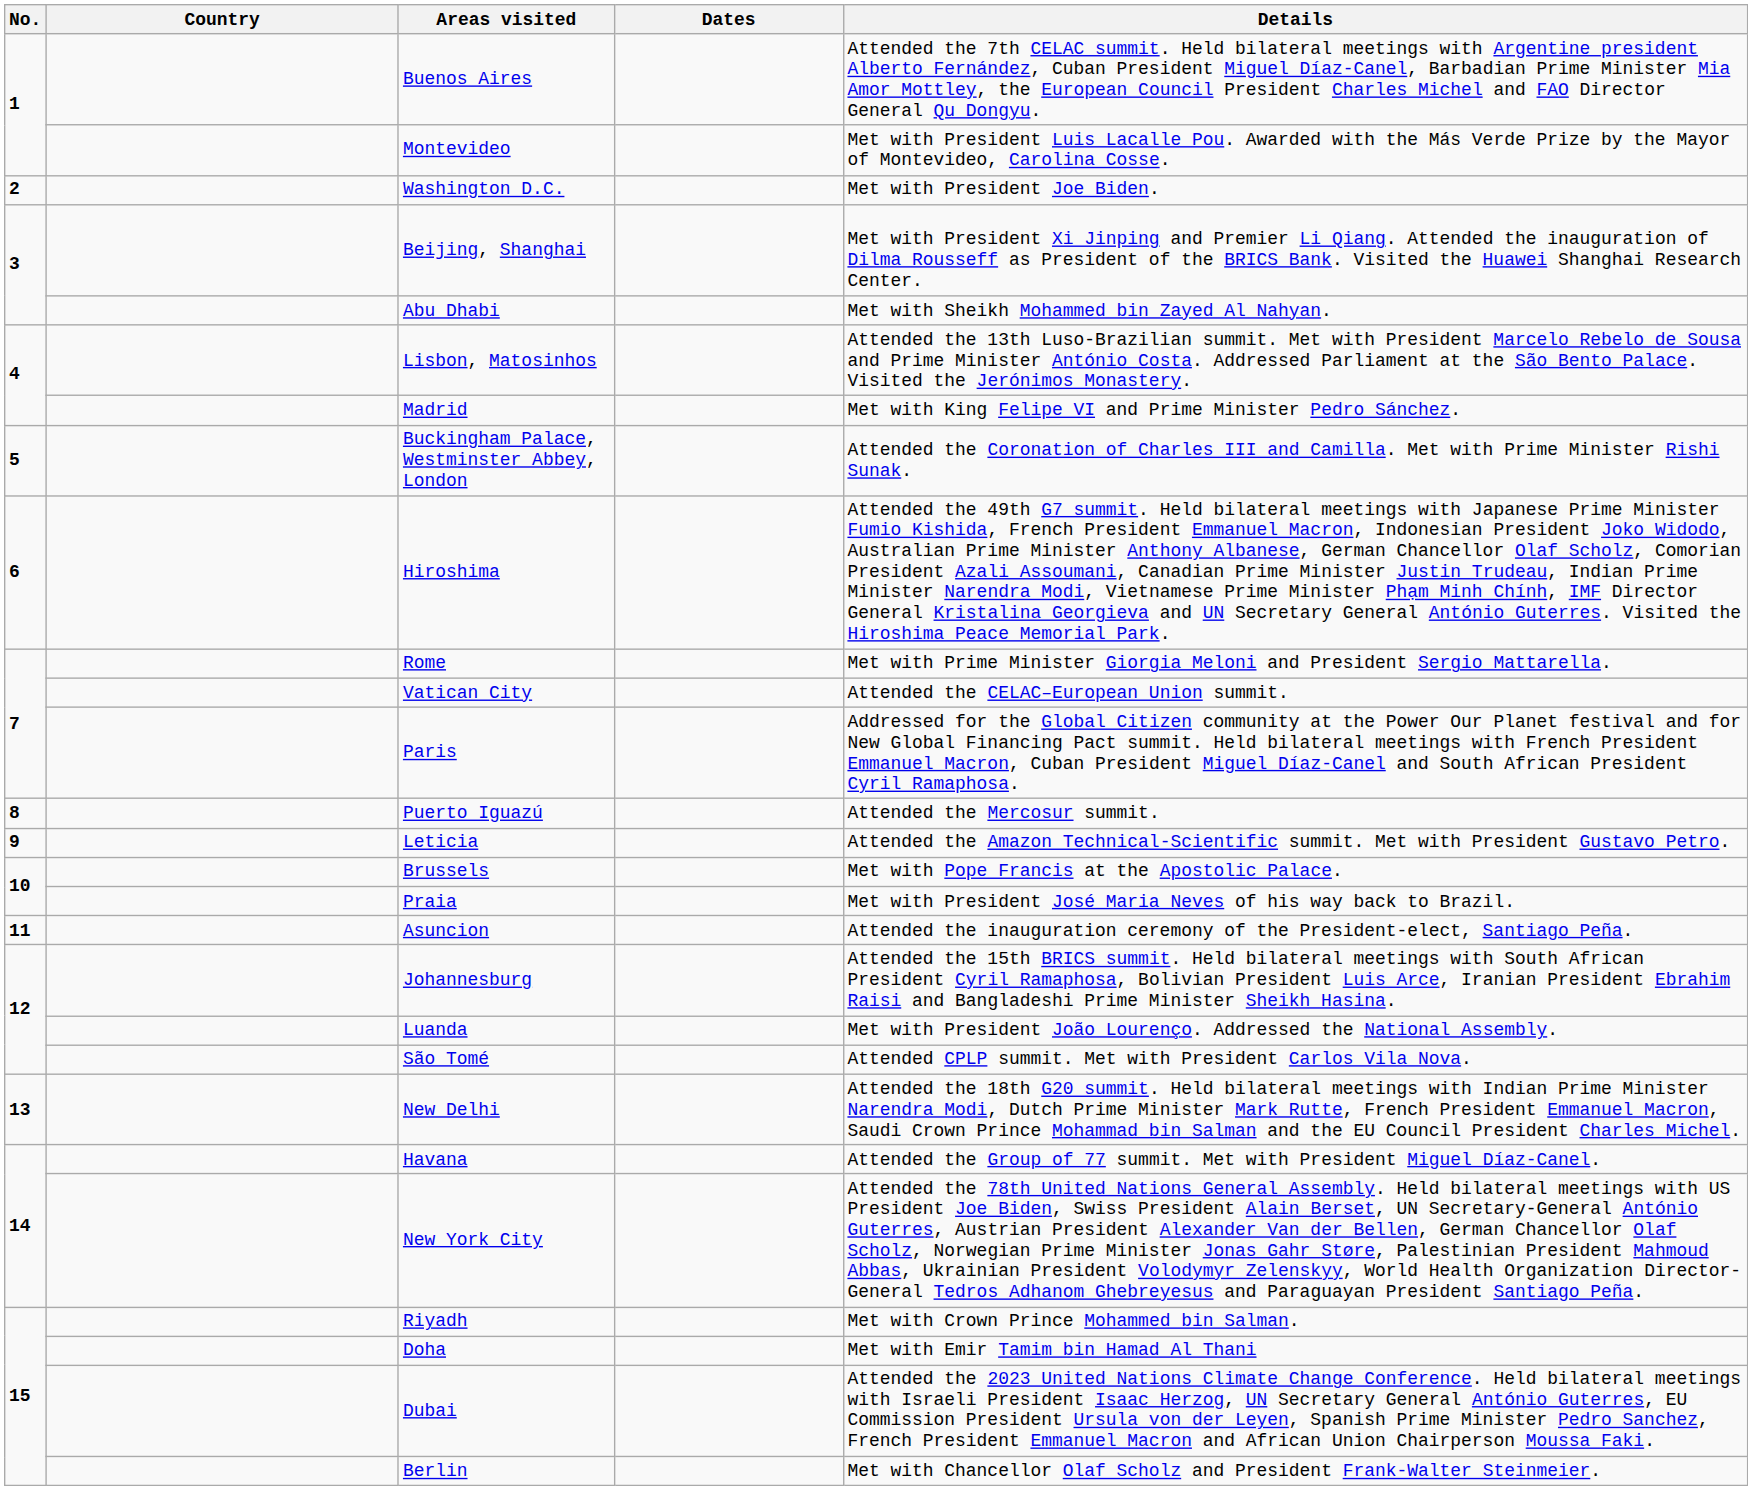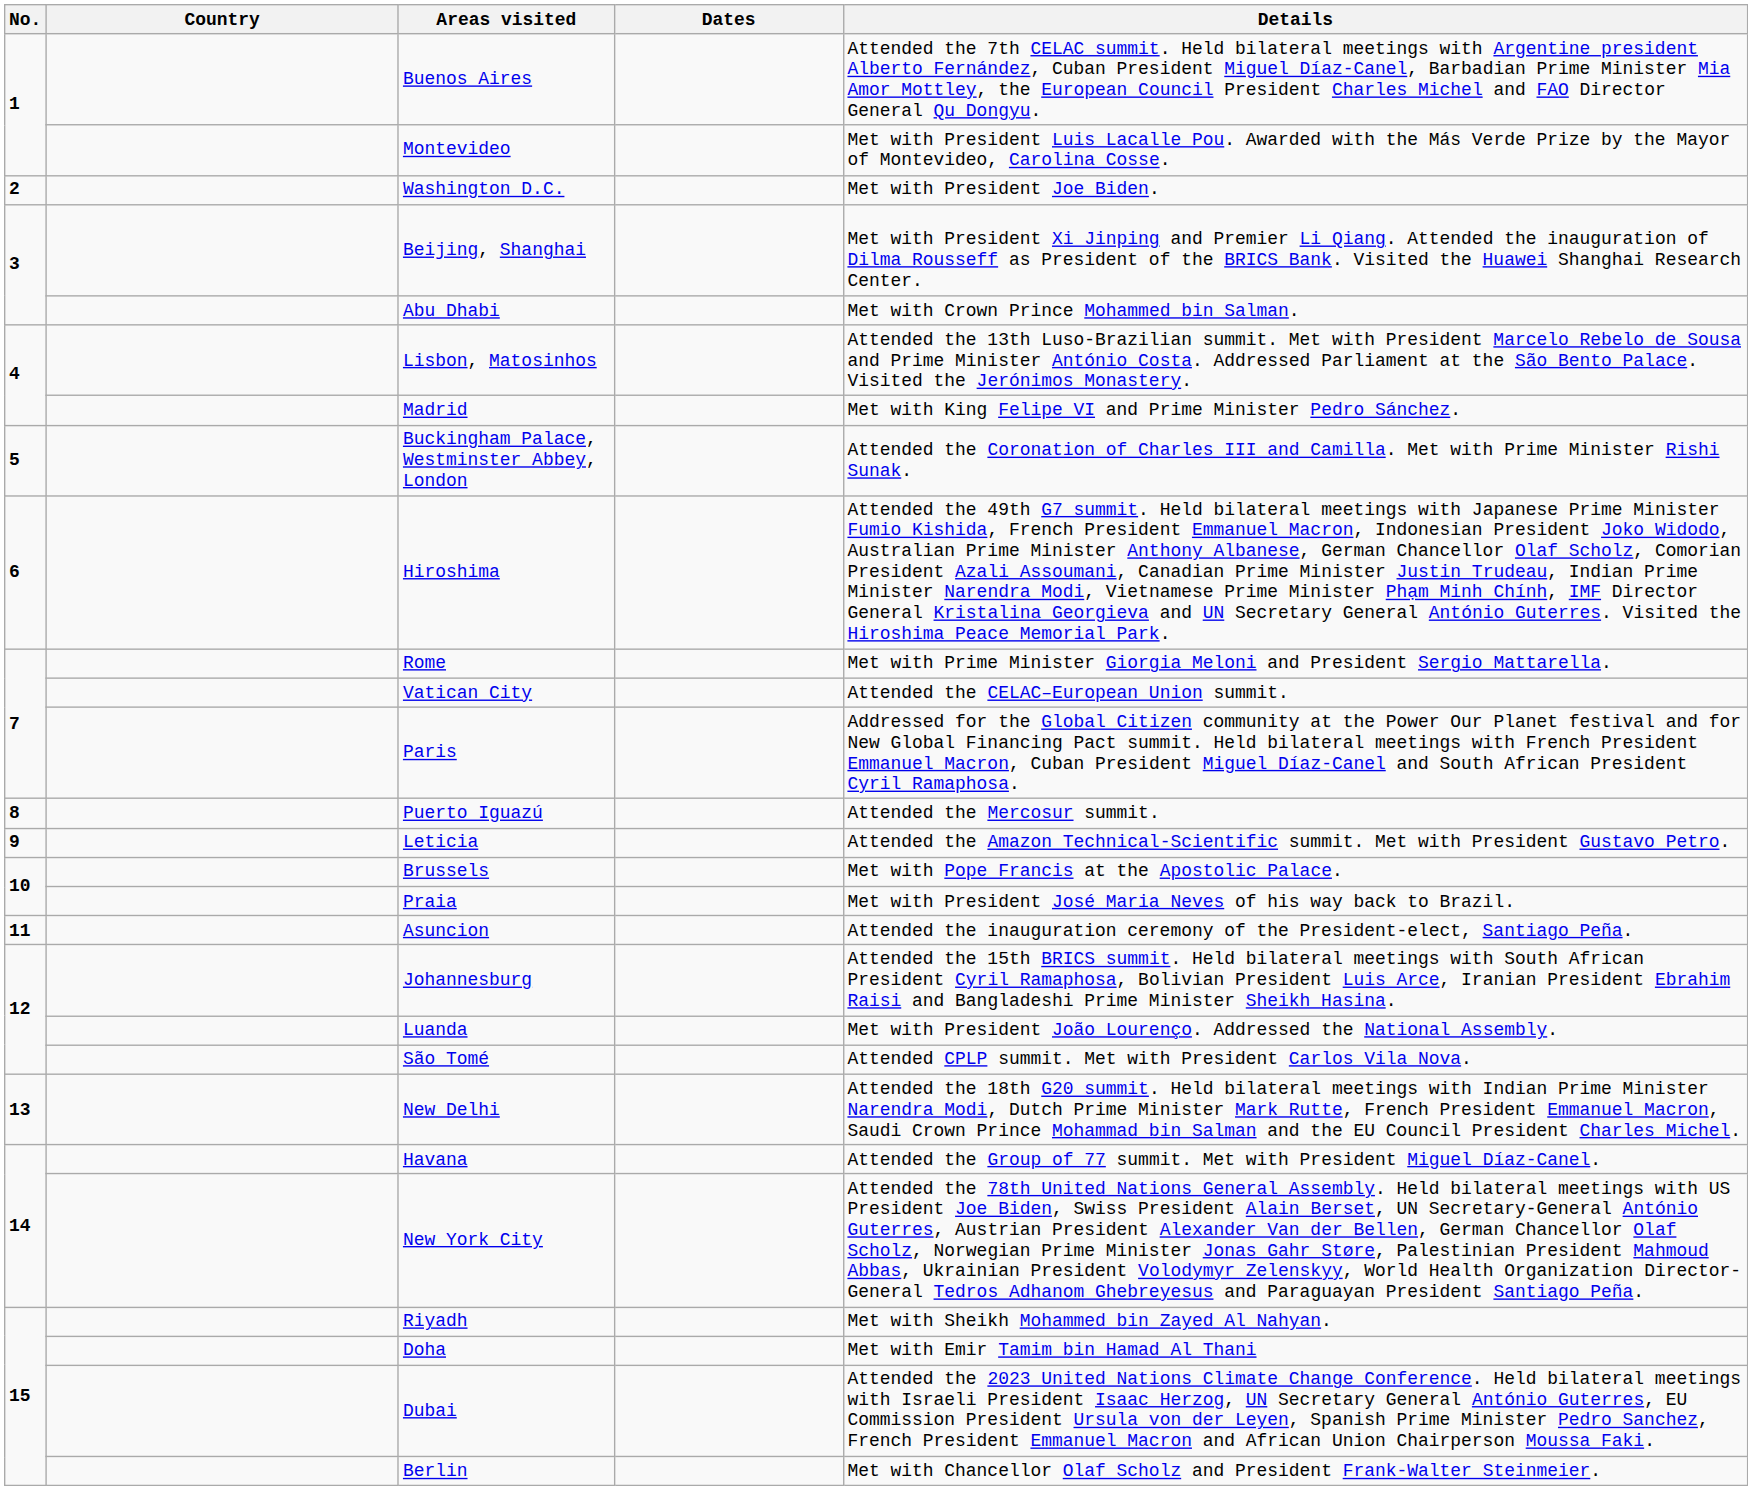(1090, 310) Met with Sheikh Mohammed bin Zayed Al Nahyan. -> (1074, 310) Met with Crown Prince Mohammed bin Salman.
(1074, 1321) Met with Crown Prince Mohammed bin Salman. -> (1090, 1321) Met with Sheikh Mohammed bin Zayed Al Nahyan.
